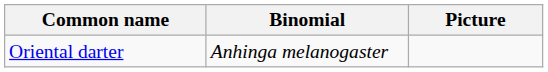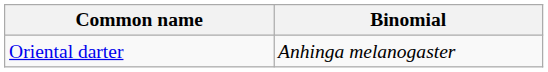- column: (475, 19)
